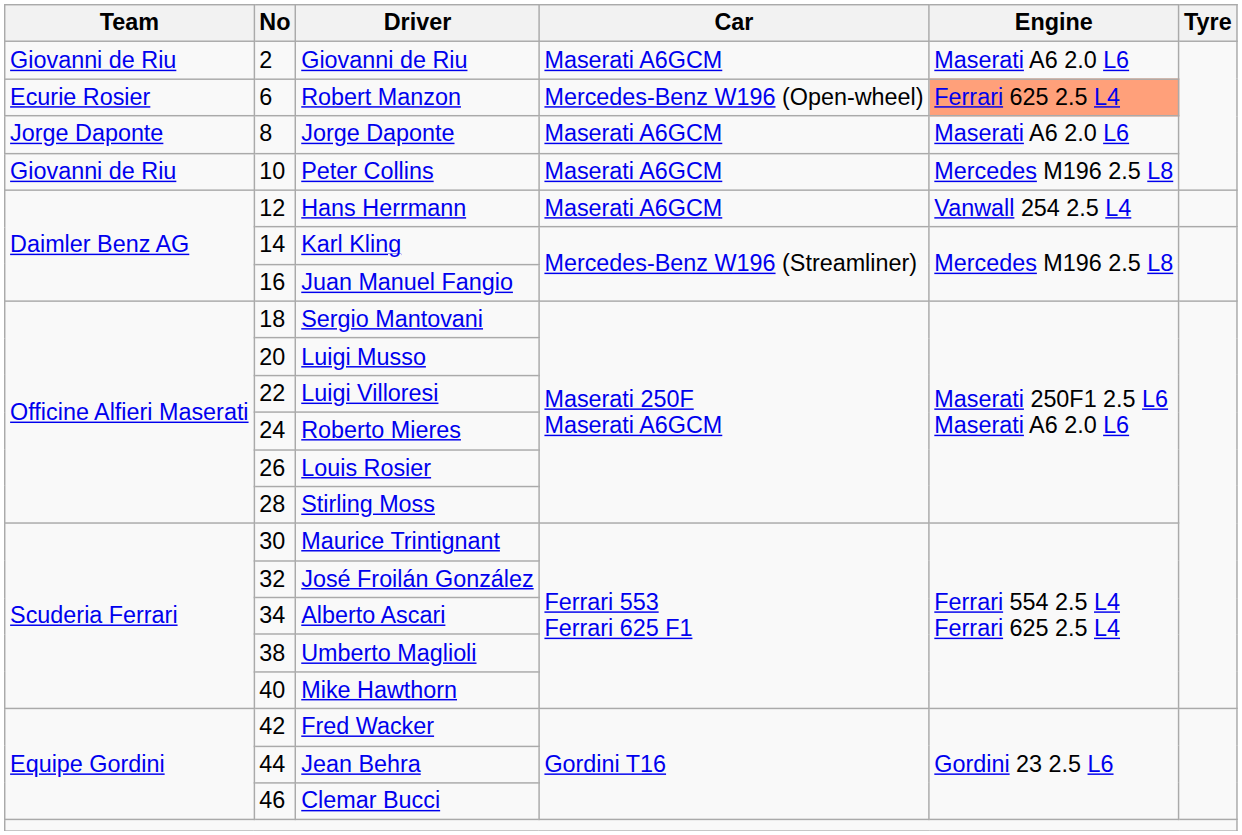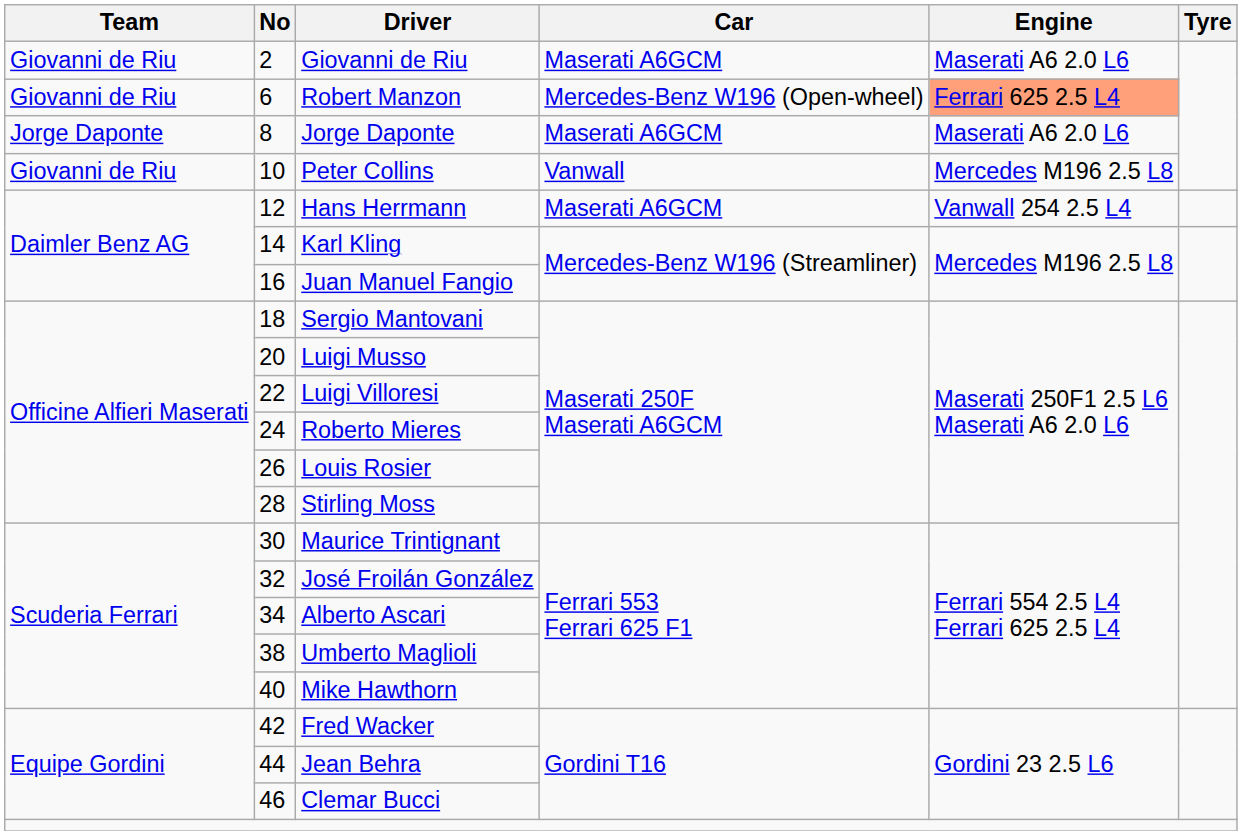(80, 97) Ecurie Rosier -> (93, 97) Giovanni de Riu
(633, 171) Maserati A6GCM -> (584, 171) Vanwall
